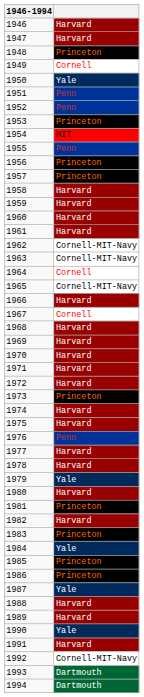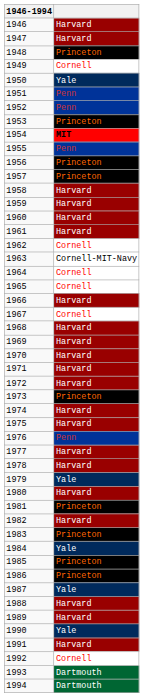(64, 135) normal -> (64, 135) bold
(97, 245) Cornell-MIT-Navy -> (74, 245) Cornell
(97, 287) Cornell-MIT-Navy -> (74, 287) Cornell
(97, 658) Cornell-MIT-Navy -> (74, 658) Cornell
